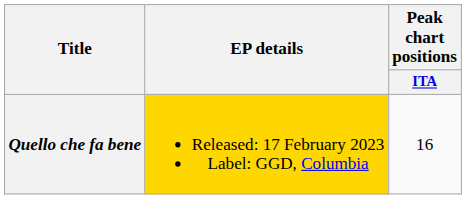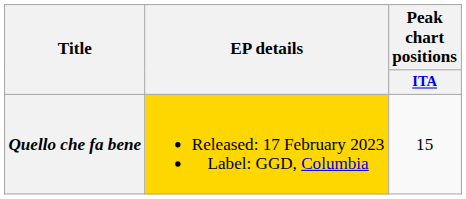(425, 144) 16 -> (425, 144) 15
